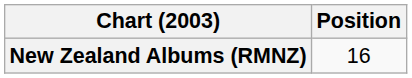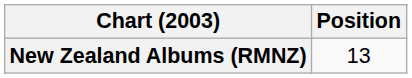(359, 55) 16 -> (359, 55) 13
